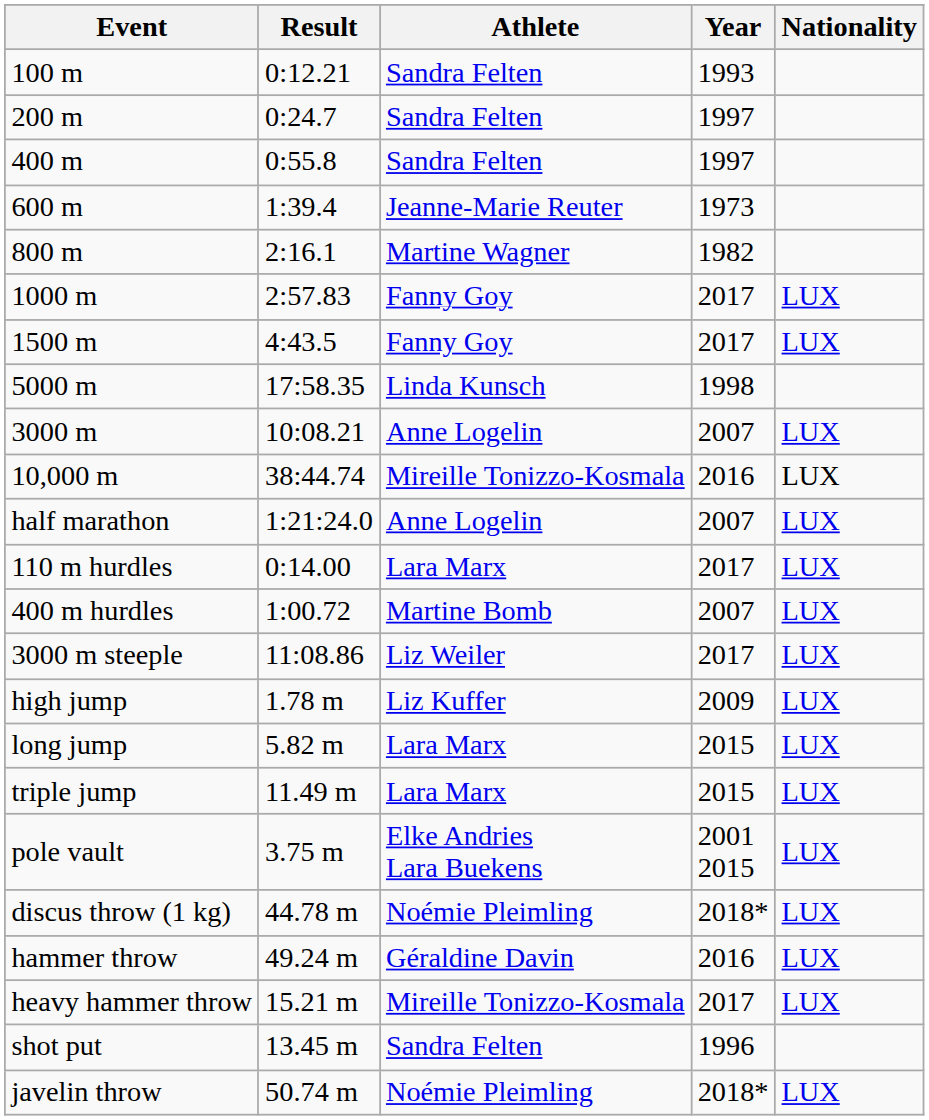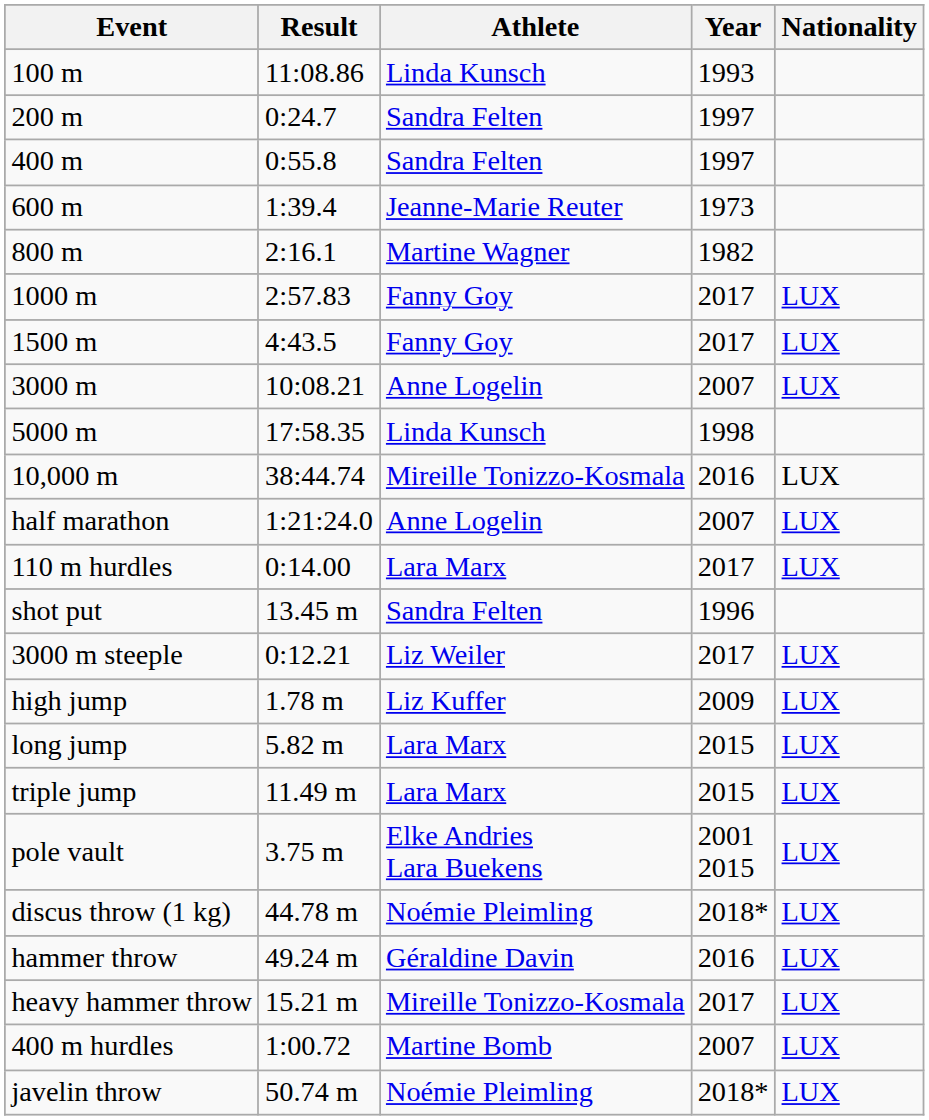(308, 71) 0:12.21 -> (315, 71) 11:08.86
(464, 71) Sandra Felten -> (466, 71) Linda Kunsch
rows swapped: (54, 431) <-> (54, 386)
rows swapped: (92, 610) <-> (57, 1046)
(315, 655) 11:08.86 -> (308, 655) 0:12.21
